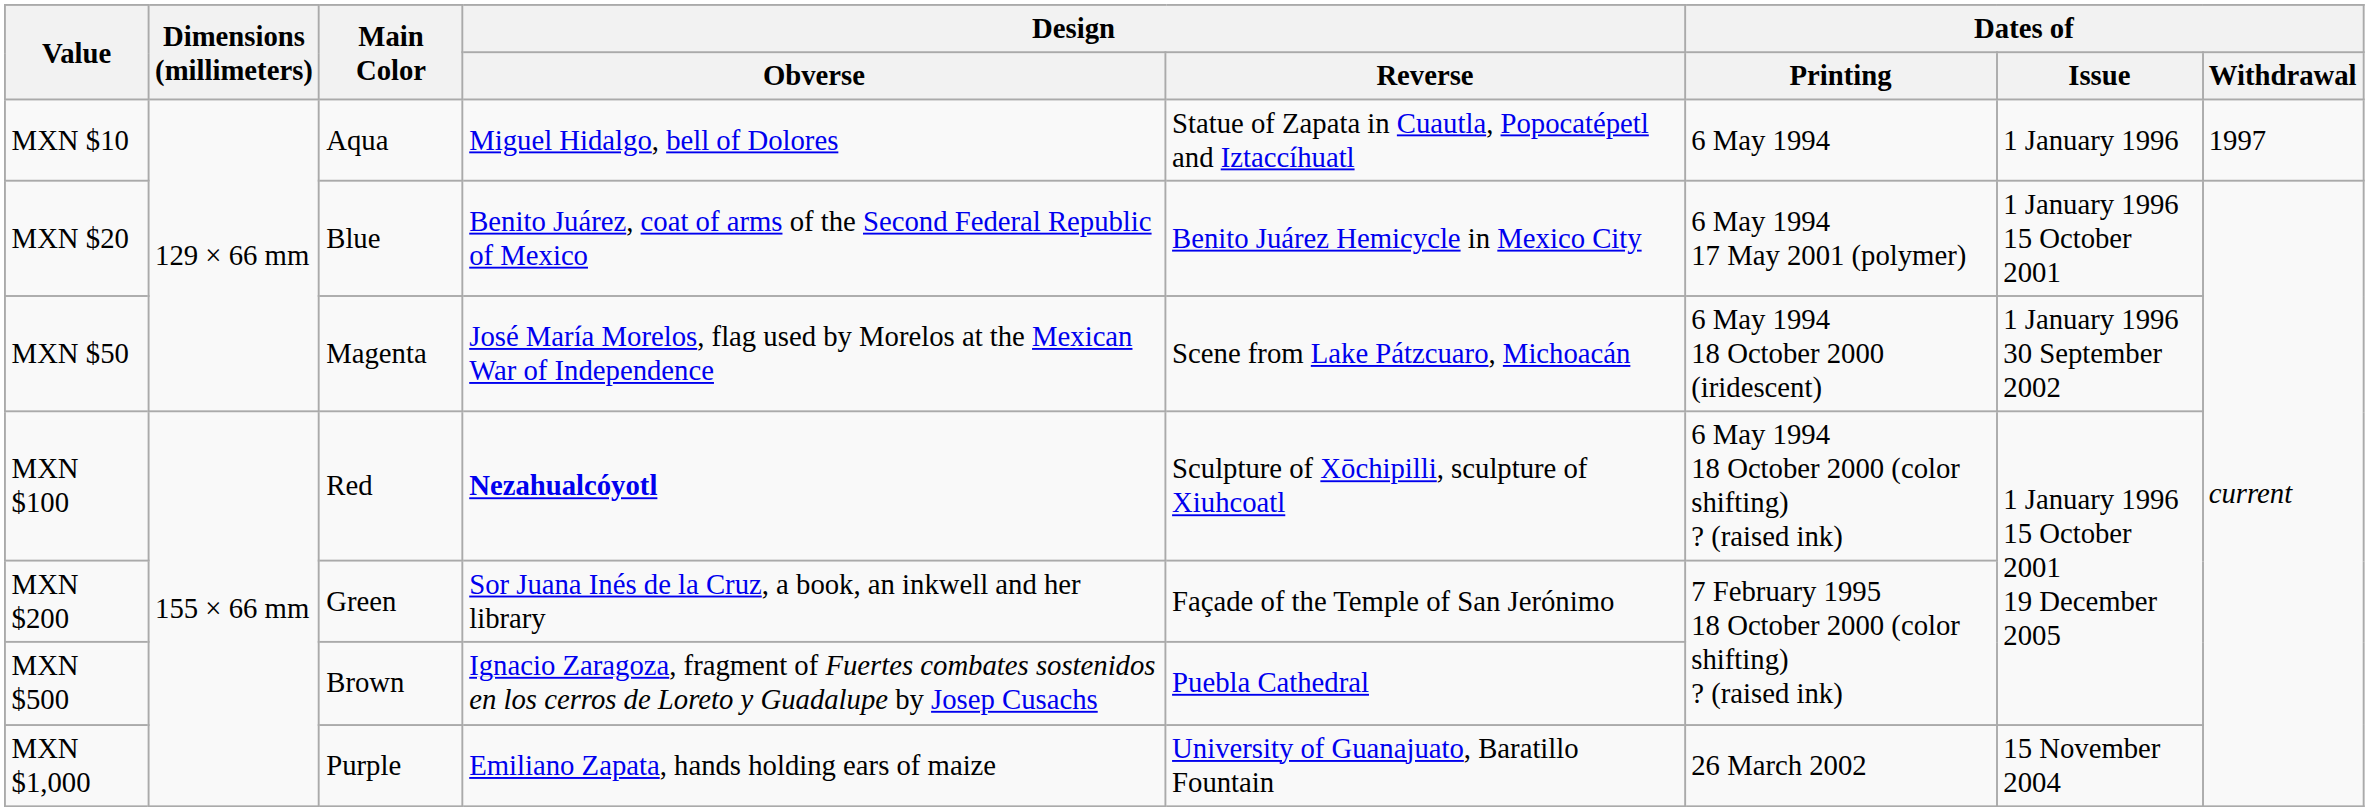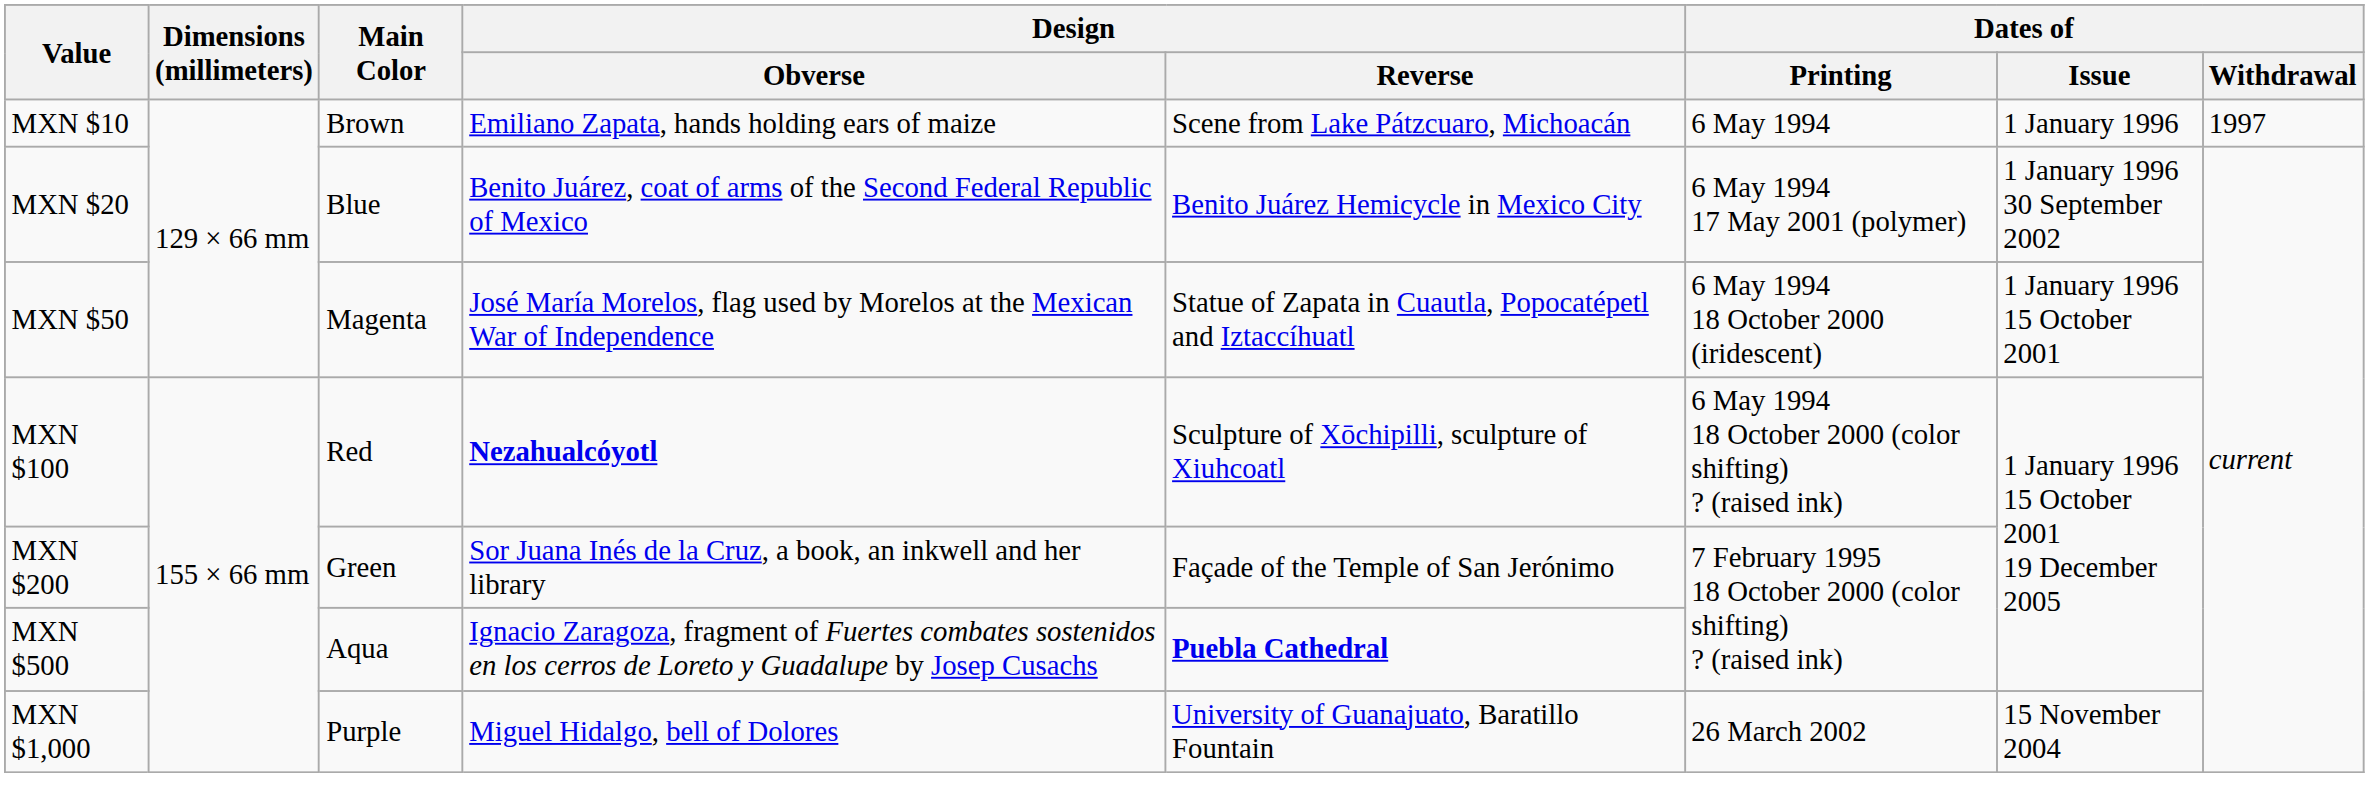(357, 140) Aqua -> (365, 123) Brown
(654, 140) Miguel Hidalgo, bell of Dolores -> (733, 123) Emiliano Zapata, hands holding ears of maize
(1410, 140) Statue of Zapata in Cuautla, Popocatépetl and Iztaccíhuatl -> (1401, 123) Scene from Lake Pátzcuaro, Michoacán
(2091, 238) 1 January 1996 15 October 2001 -> (2091, 204) 1 January 1996 30 September 2002
(1401, 353) Scene from Lake Pátzcuaro, Michoacán -> (1410, 319) Statue of Zapata in Cuautla, Popocatépetl and Iztaccíhuatl
(2091, 353) 1 January 1996 30 September 2002 -> (2091, 319) 1 January 1996 15 October 2001
(365, 683) Brown -> (357, 649) Aqua
(1271, 683) normal -> (1280, 649) bold
(733, 764) Emiliano Zapata, hands holding ears of maize -> (654, 730) Miguel Hidalgo, bell of Dolores
